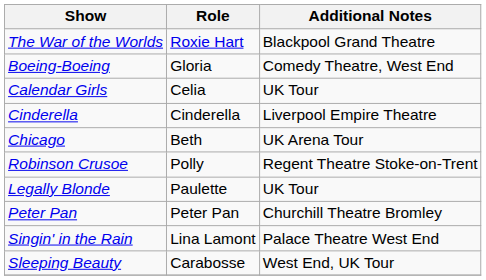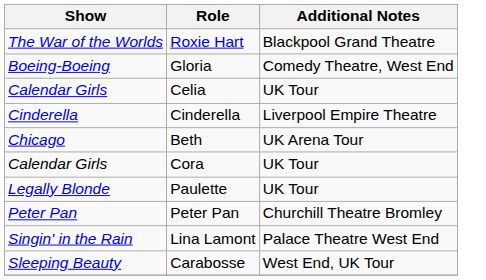+ row: (187, 164)
- row: (187, 164)
